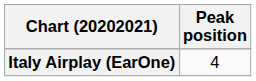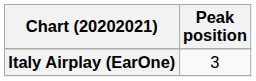(215, 62) 4 -> (215, 62) 3
